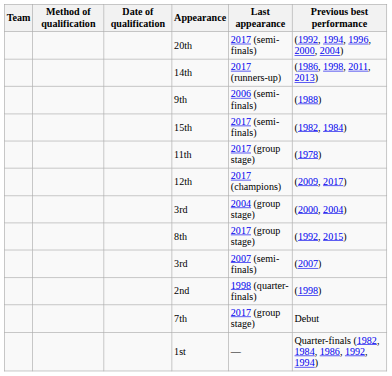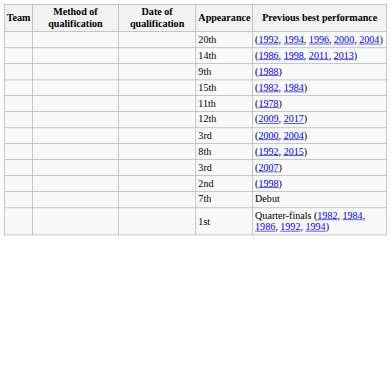- column: (260, 18)
